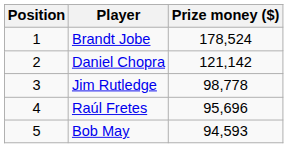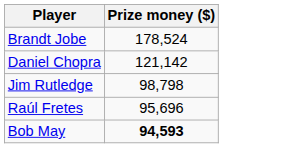- column: (37, 16)
(226, 85) 98,778 -> (161, 85) 98,798
(226, 131) normal -> (161, 131) bold
